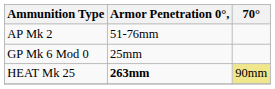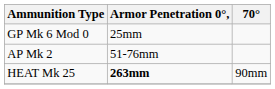rows swapped: (48, 53) <-> (30, 34)
(251, 73) khaki background -> (251, 73) no background
